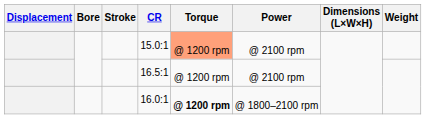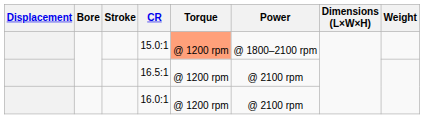(277, 51) @ 2100 rpm -> (275, 51) @ 1800–2100 rpm
(202, 105) bold -> (201, 105) normal
(277, 105) @ 1800–2100 rpm -> (275, 105) @ 2100 rpm
